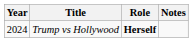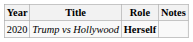(17, 29) 2024 -> (17, 29) 2020
